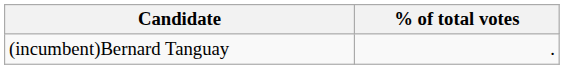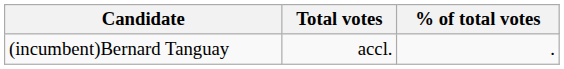+ column: (339, 19)
